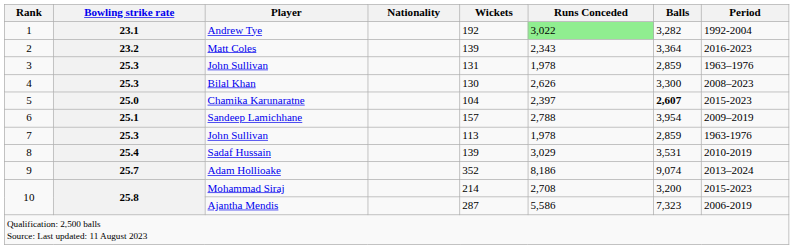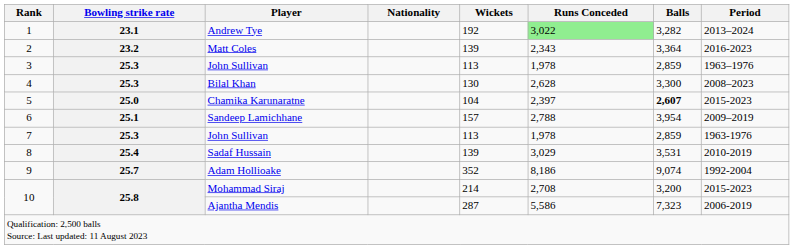(728, 30) 1992-2004 -> (729, 30) 2013–2024
(471, 65) 131 -> (470, 65) 113
(543, 83) 2,626 -> (543, 83) 2,628
(729, 170) 2013–2024 -> (728, 170) 1992-2004
